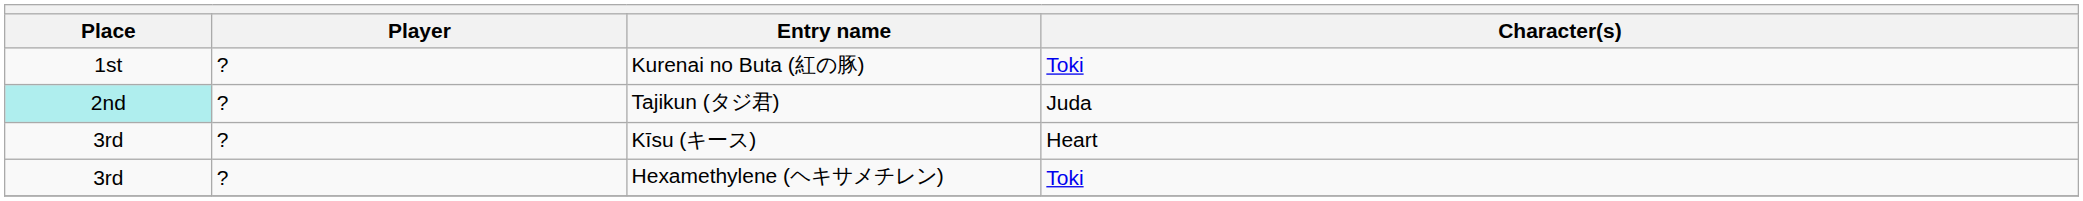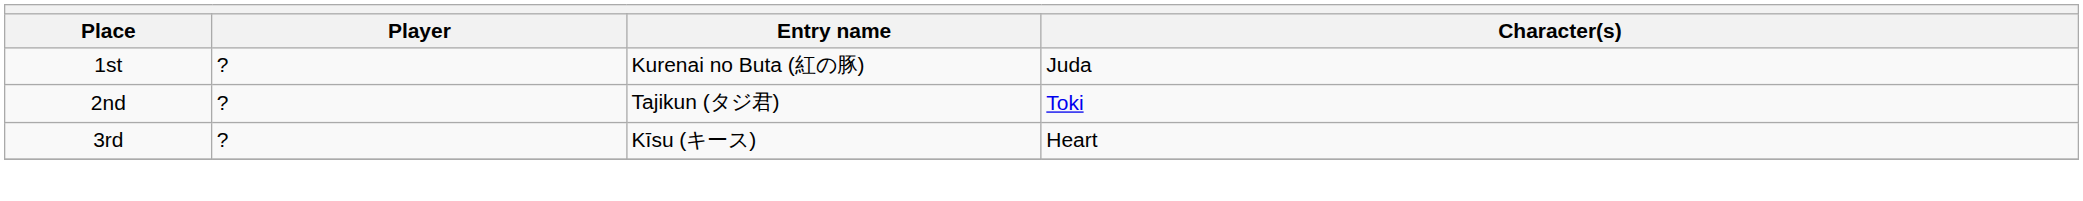(1065, 65) Toki -> (1069, 65) Juda
(108, 103) paleturquoise background -> (108, 103) no background
(1069, 103) Juda -> (1065, 103) Toki
- row: (788, 176)
